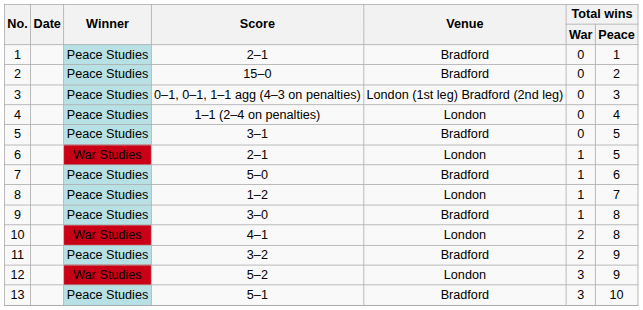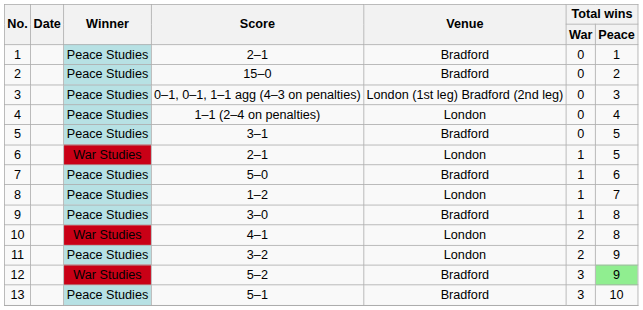(465, 255) Bradford -> (465, 255) London
(465, 275) London -> (465, 275) Bradford
(617, 275) no background -> (617, 275) lightgreen background
